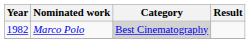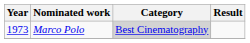(18, 30) 1982 -> (18, 30) 1973
